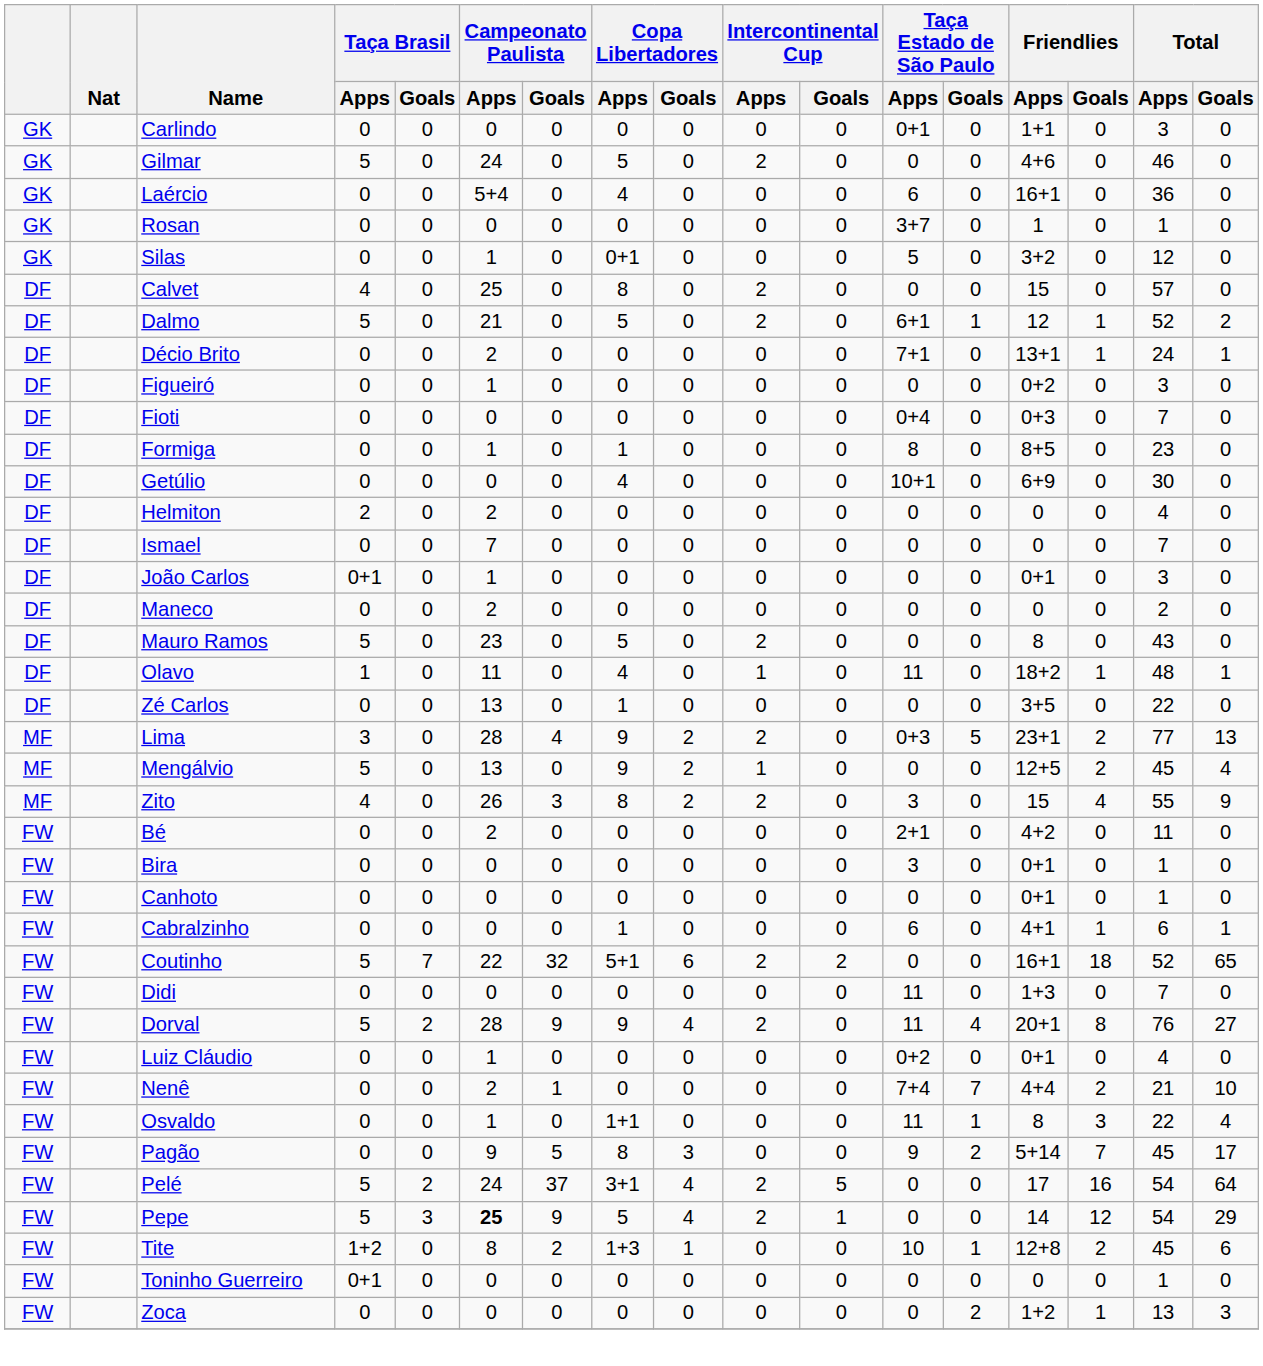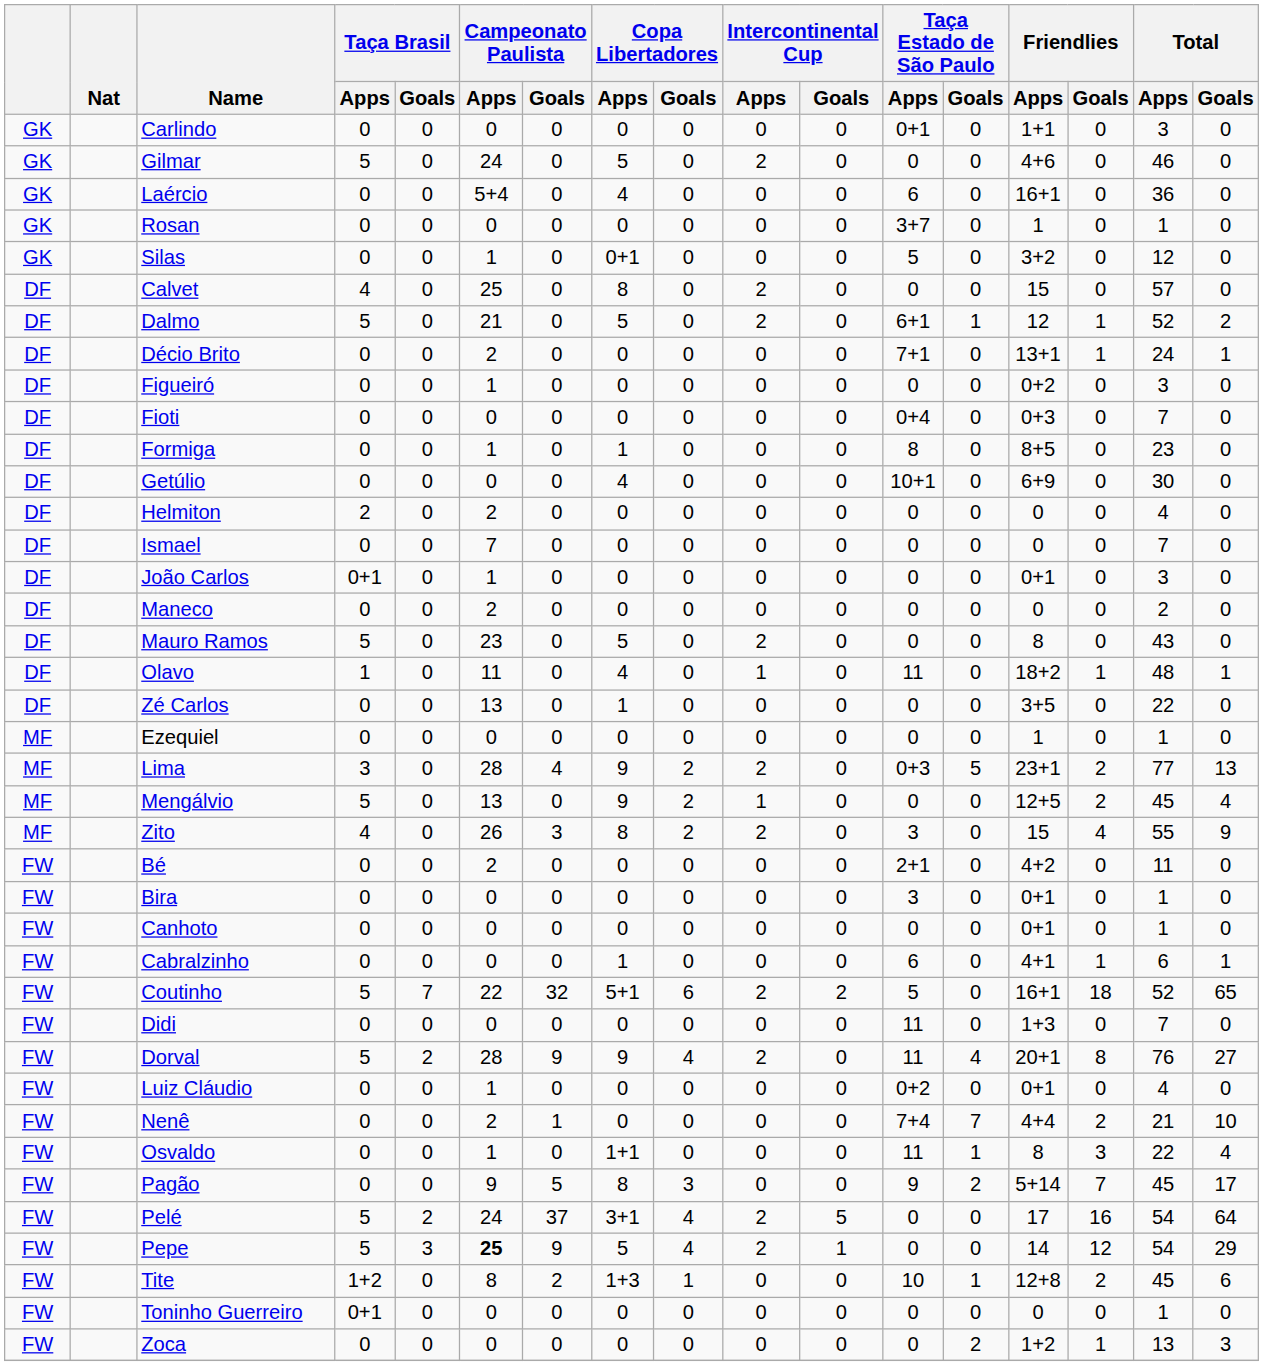+ row: (180, 737)
(913, 961) 0 -> (913, 993) 5
